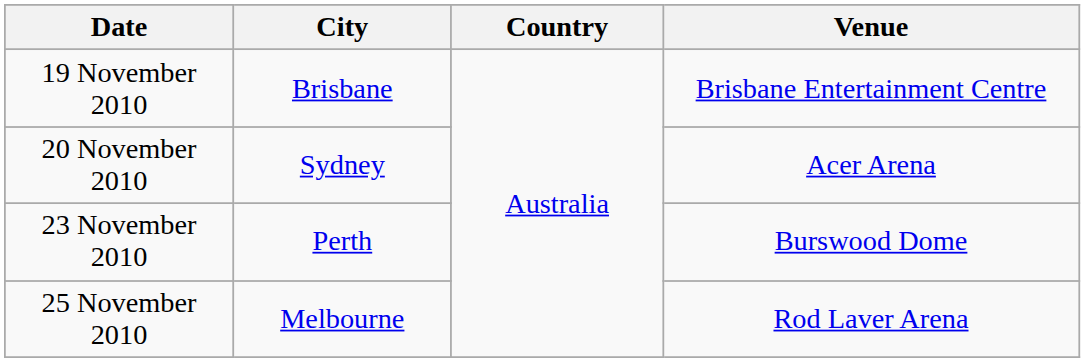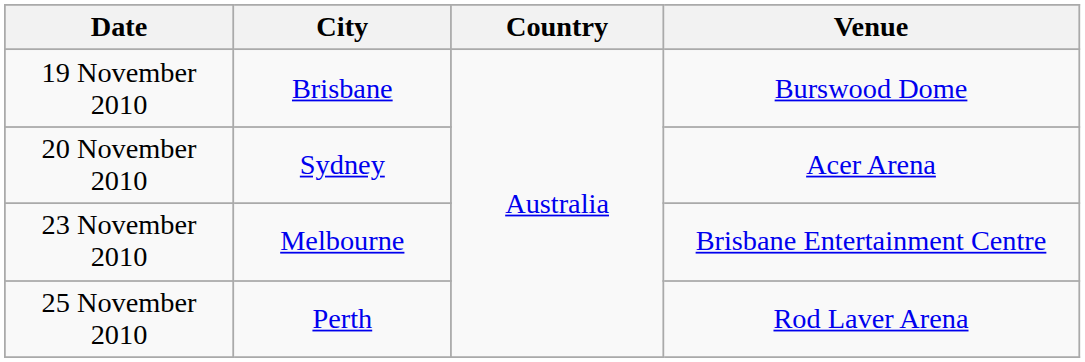(871, 87) Brisbane Entertainment Centre -> (871, 87) Burswood Dome
(342, 241) Perth -> (342, 241) Melbourne
(871, 241) Burswood Dome -> (871, 241) Brisbane Entertainment Centre
(342, 318) Melbourne -> (342, 318) Perth
